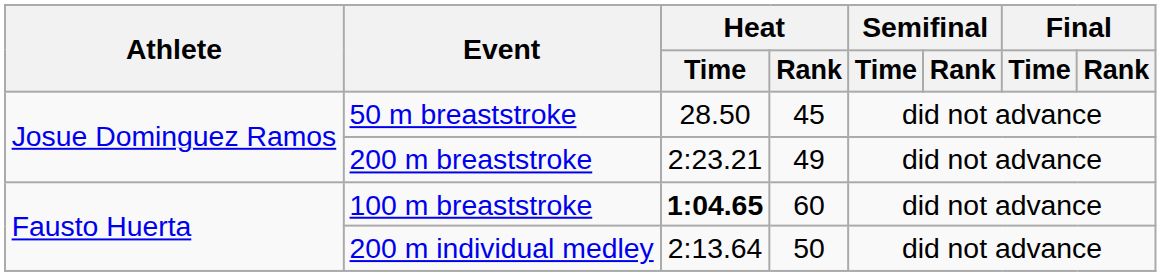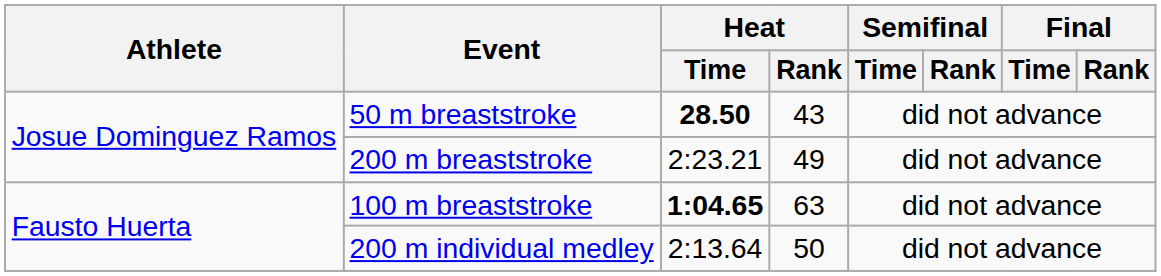(715, 115) normal -> (715, 115) bold
(809, 115) 45 -> (809, 115) 43
(809, 205) 60 -> (809, 205) 63
